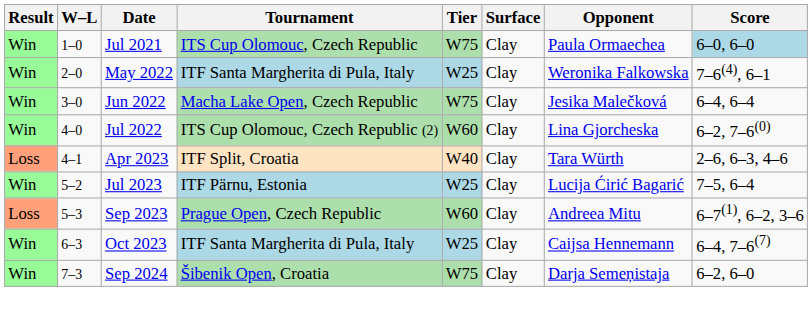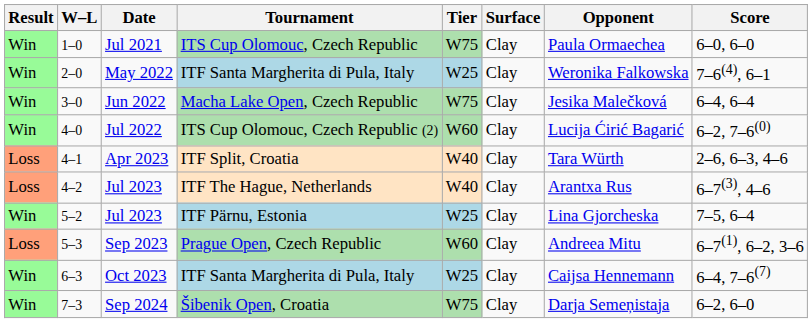(725, 44) lightblue background -> (725, 44) no background
(603, 129) Lina Gjorcheska -> (616, 129) Lucija Ćirić Bagarić
+ row: (133, 187)
(616, 185) Lucija Ćirić Bagarić -> (603, 215) Lina Gjorcheska
